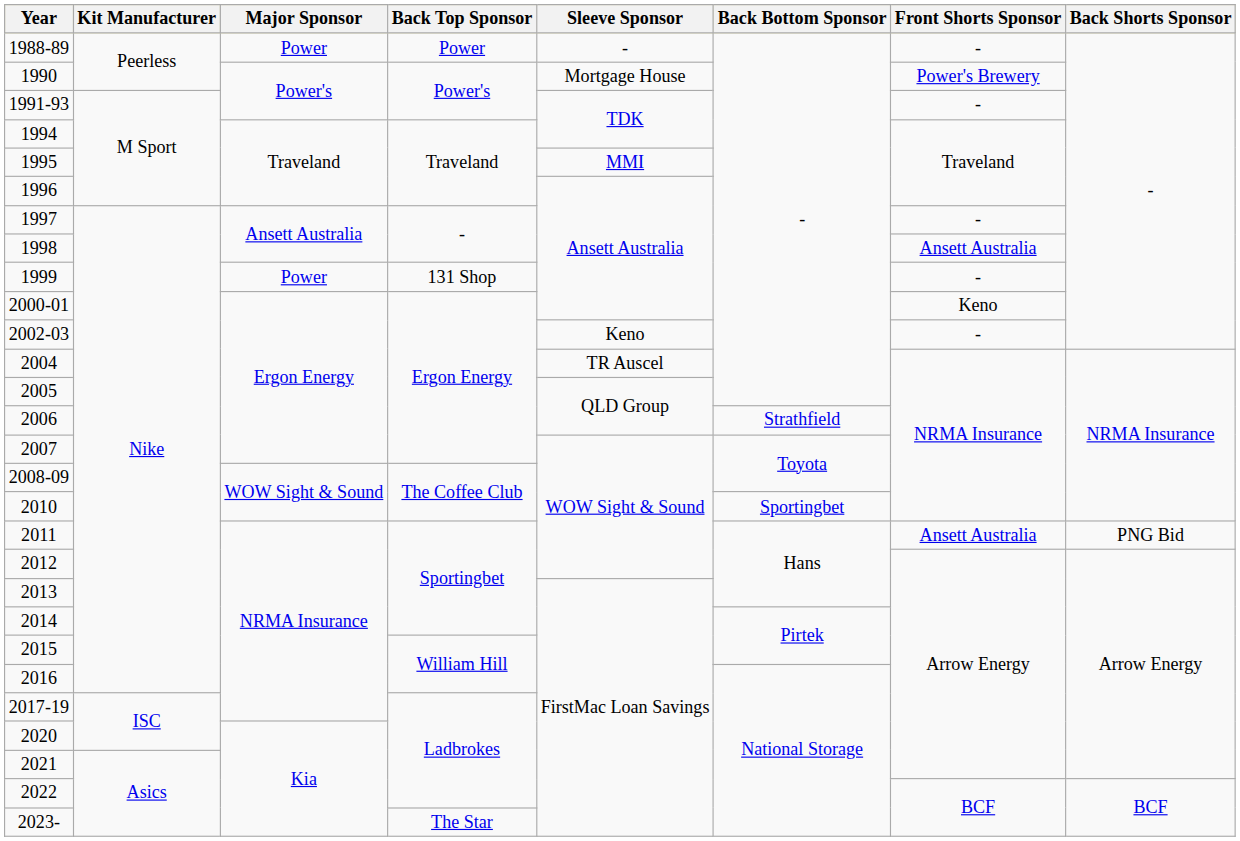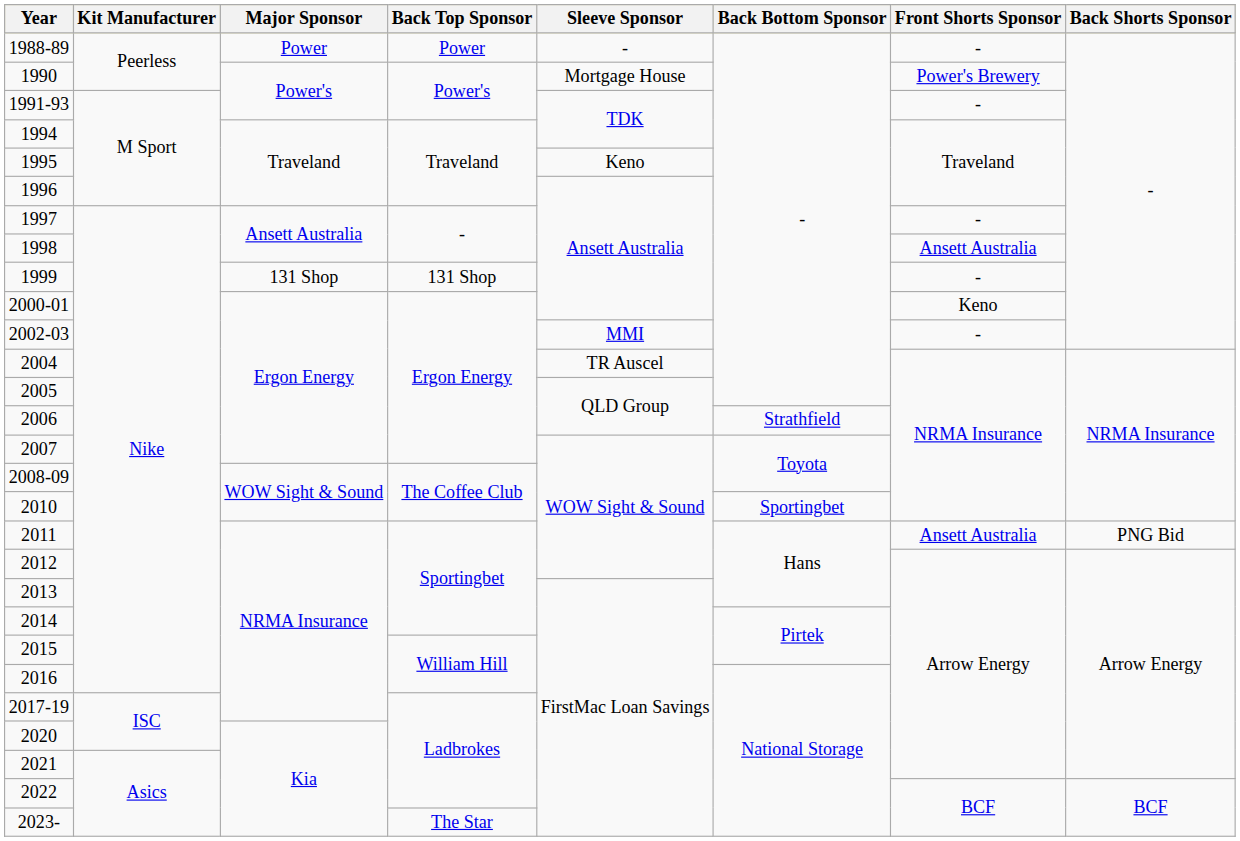(625, 162) MMI -> (625, 162) Keno
(304, 276) Power -> (304, 276) 131 Shop
(625, 334) Keno -> (625, 334) MMI
